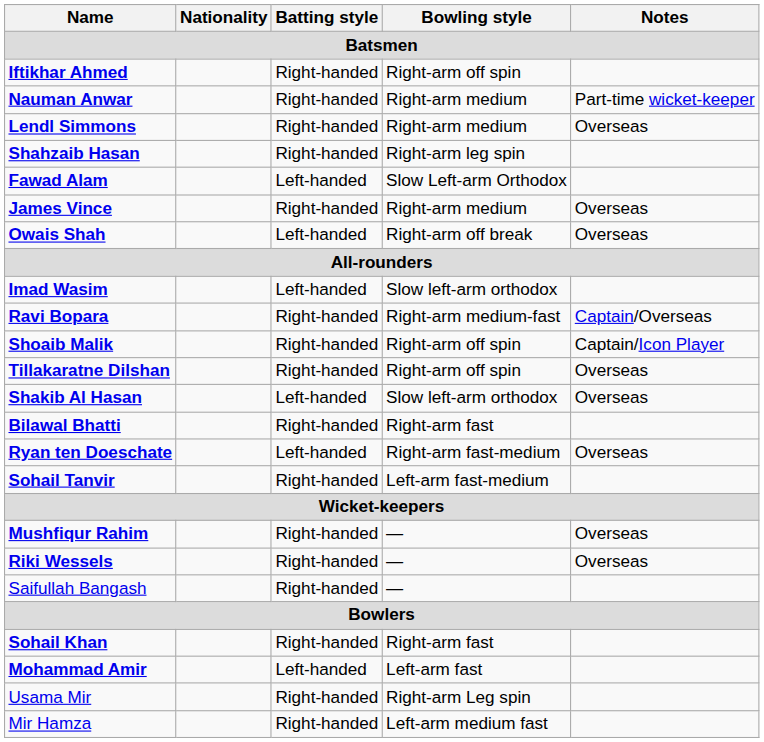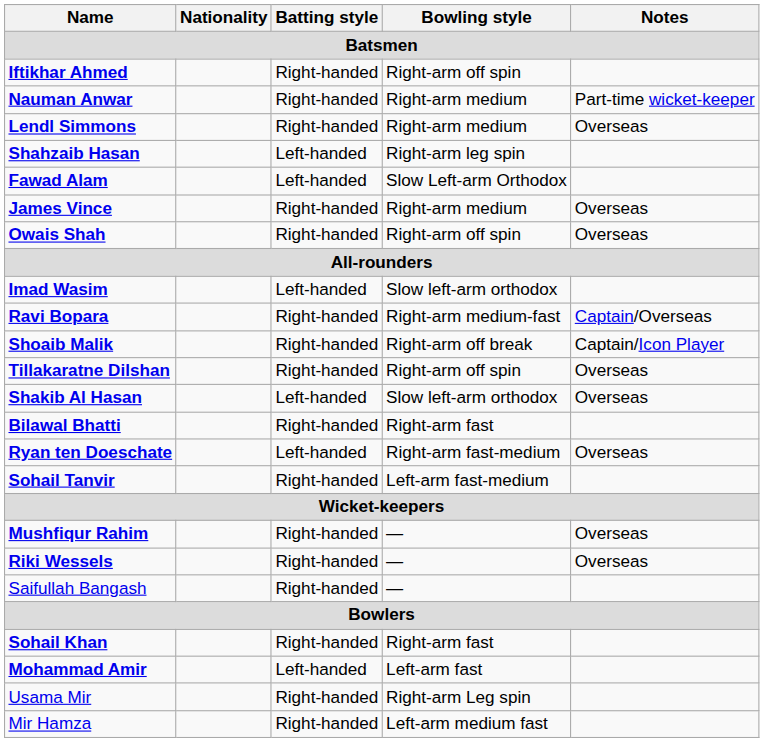(327, 153) Right-handed -> (321, 153) Left-handed
(321, 235) Left-handed -> (327, 235) Right-handed
(459, 235) Right-arm off break -> (454, 235) Right-arm off spin
(454, 343) Right-arm off spin -> (459, 343) Right-arm off break
